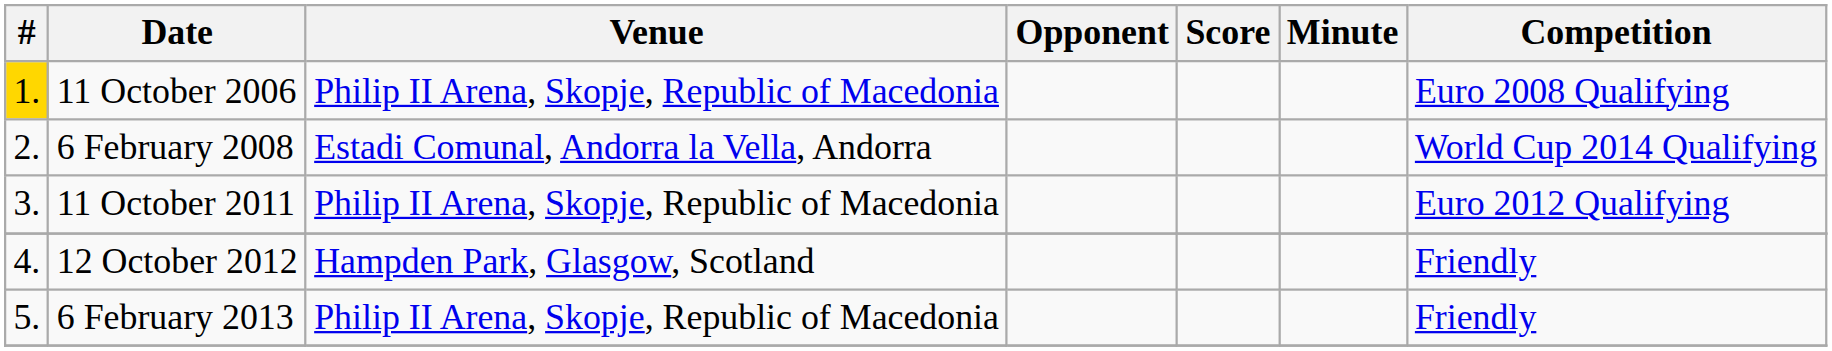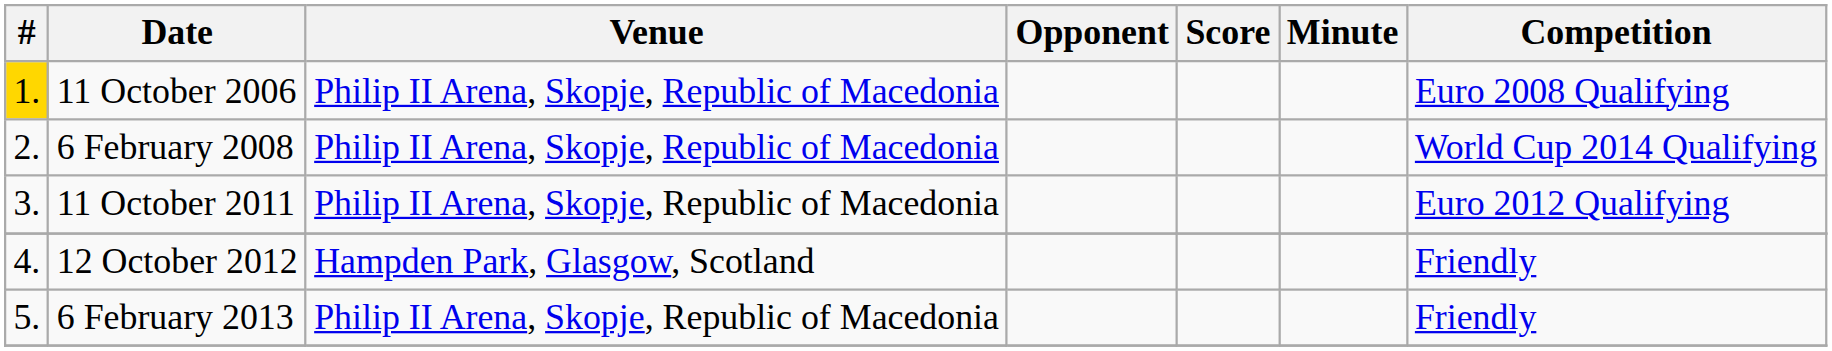(623, 146) Estadi Comunal, Andorra la Vella, Andorra -> (657, 146) Philip II Arena, Skopje, Republic of Macedonia
